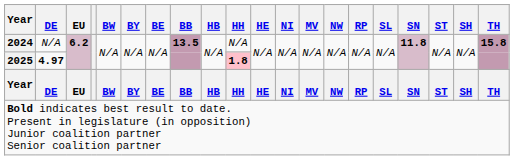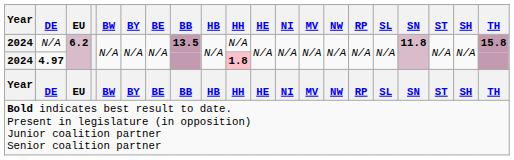(20, 61) 2025 -> (20, 61) 2024
